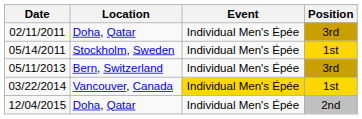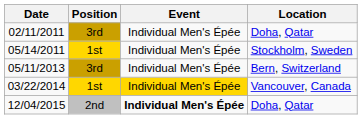columns swapped: (126, 14) <-> (331, 14)
(243, 105) normal -> (184, 105) bold
